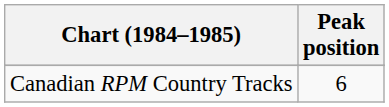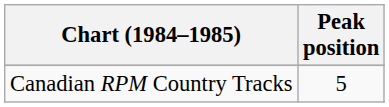(341, 83) 6 -> (341, 83) 5
